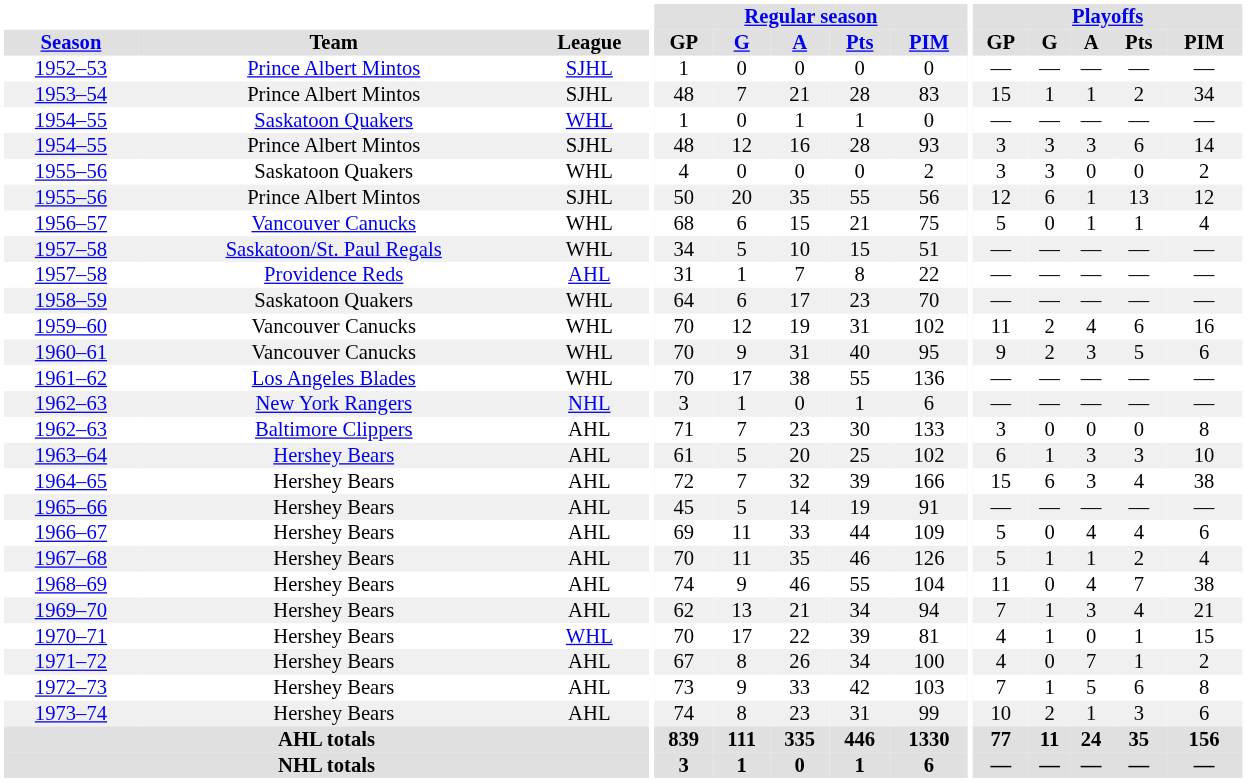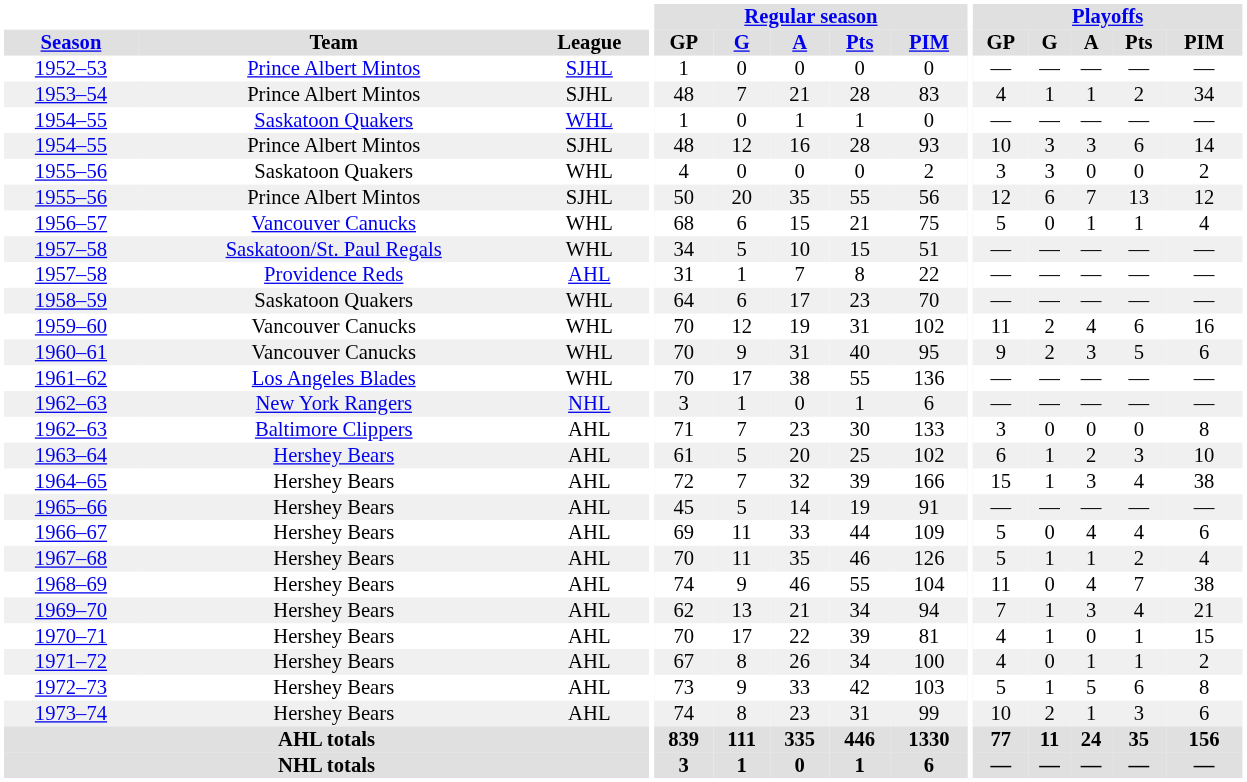(1001, 94) 15 -> (1001, 94) 4
(1001, 145) 3 -> (1001, 145) 10
(1091, 197) 1 -> (1091, 197) 7
(1091, 455) 3 -> (1091, 455) 2
(1050, 481) 6 -> (1050, 481) 1
(589, 635) WHL -> (589, 635) AHL
(1091, 661) 7 -> (1091, 661) 1
(1001, 687) 7 -> (1001, 687) 5
